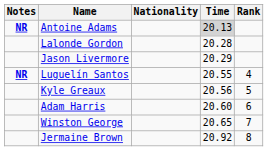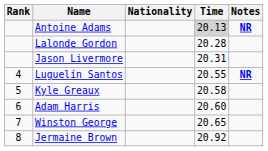columns swapped: (249, 13) <-> (21, 13)
(218, 60) 20.29 -> (212, 60) 20.31
(218, 91) 20.56 -> (212, 91) 20.58
